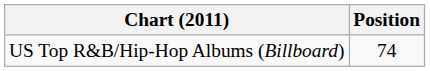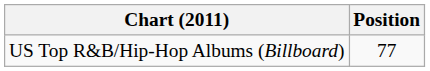(387, 50) 74 -> (387, 50) 77
